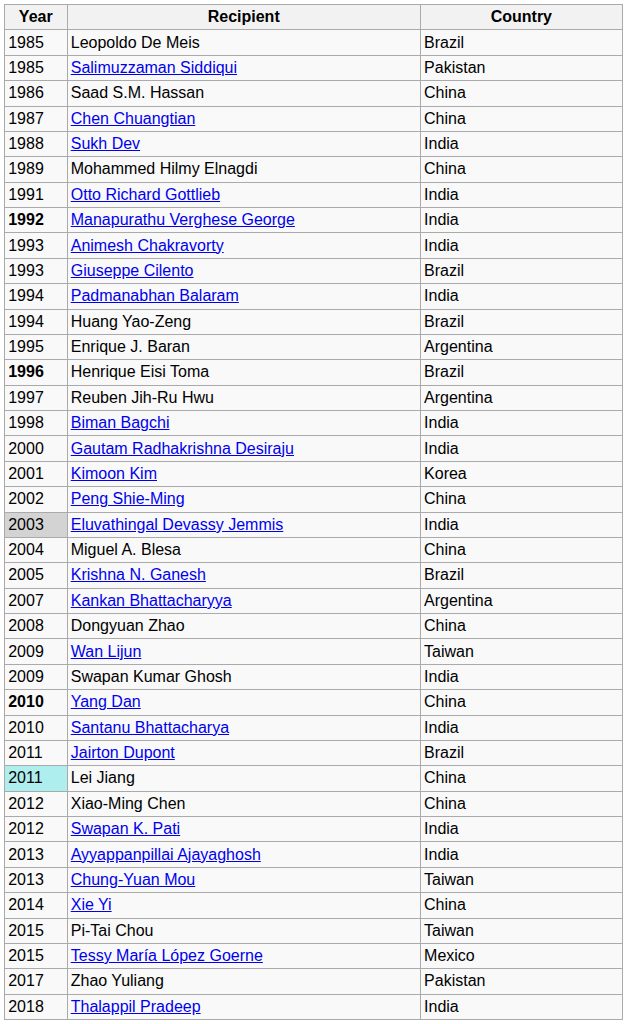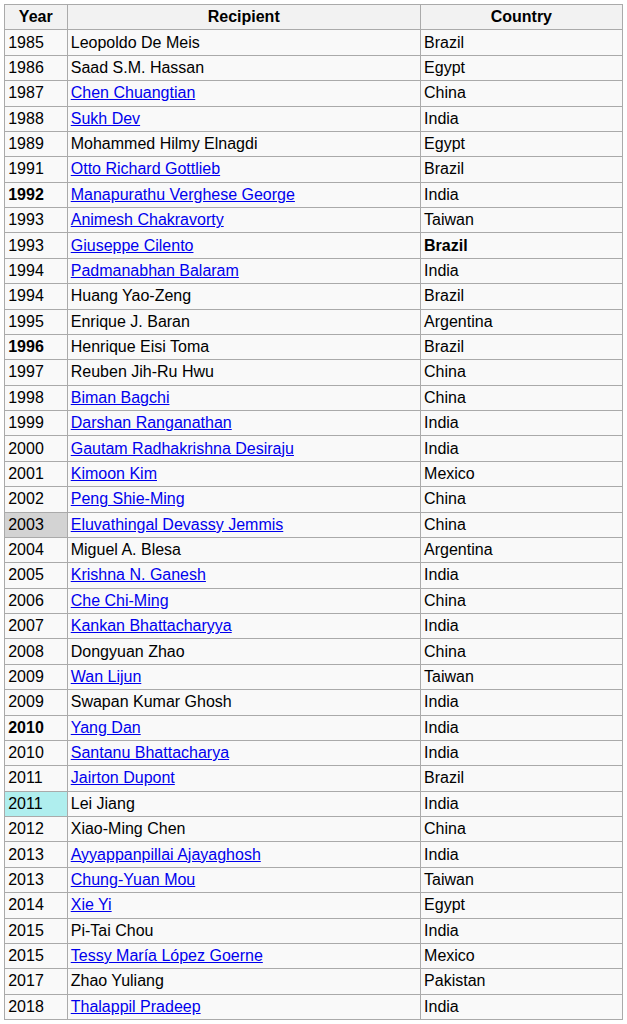- row: (154, 67)
(445, 93) China -> (445, 67) Egypt
(445, 169) China -> (445, 144) Egypt
(441, 194) India -> (444, 169) Brazil
(441, 245) India -> (449, 220) Taiwan
(444, 270) normal -> (446, 245) bold
(458, 397) Argentina -> (445, 372) China
(441, 423) India -> (445, 397) China
+ row: (151, 423)
(445, 473) Korea -> (449, 473) Mexico
(441, 524) India -> (445, 524) China
(445, 550) China -> (458, 550) Argentina
(444, 575) Brazil -> (441, 575) India
+ row: (120, 600)
(458, 600) Argentina -> (441, 626) India
(445, 702) China -> (441, 727) India
(445, 778) China -> (441, 803) India
- row: (125, 829)
(445, 905) China -> (445, 905) Egypt
(449, 930) Taiwan -> (441, 930) India
